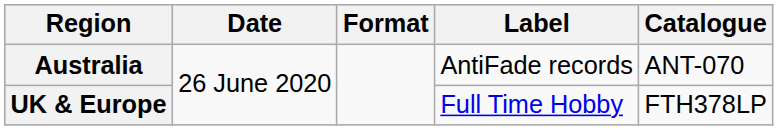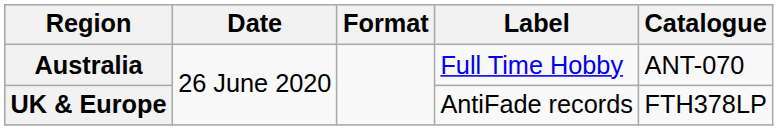(537, 64) AntiFade records -> (532, 64) Full Time Hobby
(532, 104) Full Time Hobby -> (537, 104) AntiFade records
